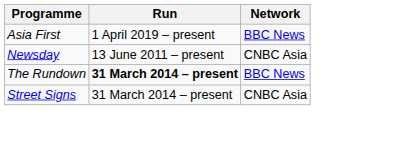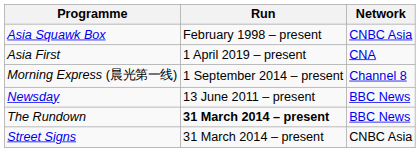+ row: (56, 34)
(274, 34) BBC News -> (362, 54) CNA
+ row: (92, 75)
(275, 54) CNBC Asia -> (380, 97) BBC News
